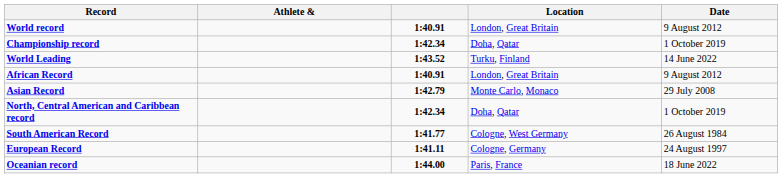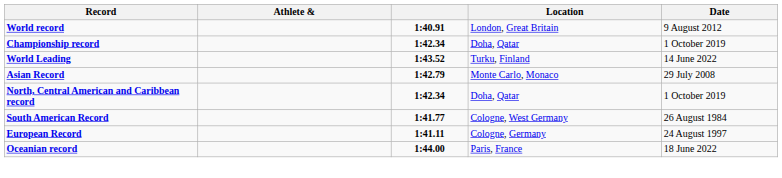- row: (40, 75)
